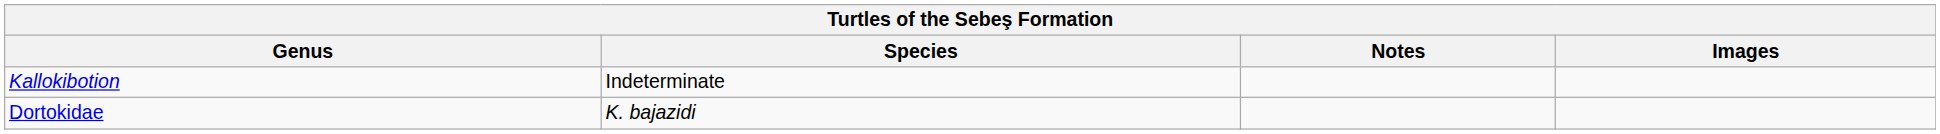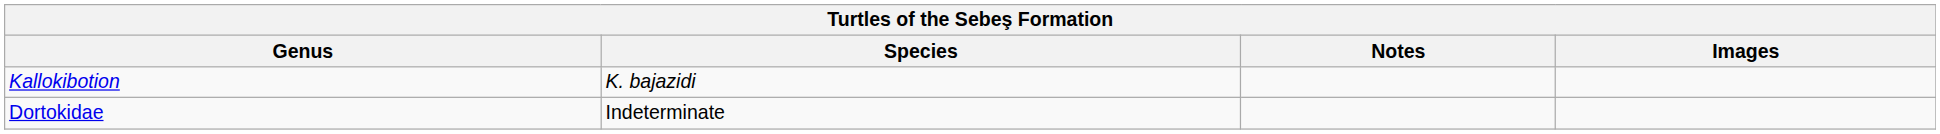(665, 81) Indeterminate -> (651, 81) K. bajazidi
(651, 112) K. bajazidi -> (665, 112) Indeterminate
